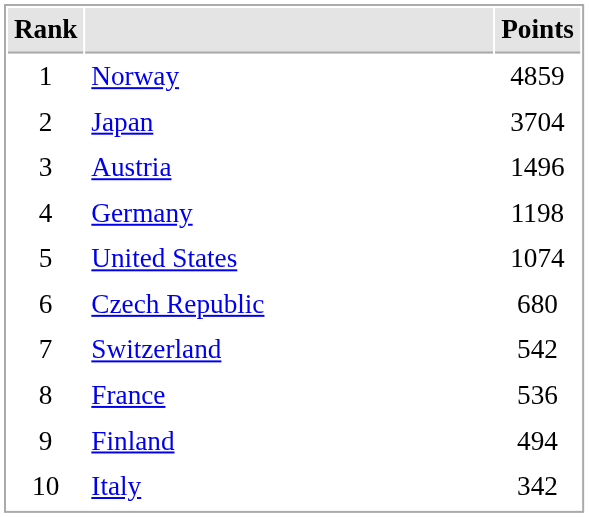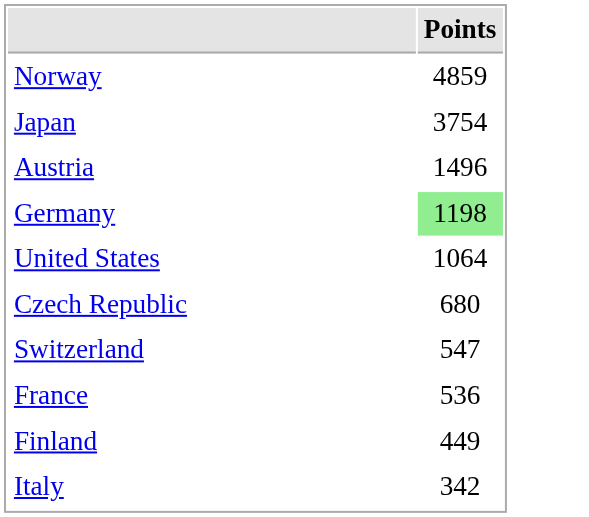- column: (46, 29)
(537, 122) 3704 -> (460, 122) 3754
(537, 213) no background -> (460, 213) lightgreen background
(537, 258) 1074 -> (460, 258) 1064
(537, 350) 542 -> (460, 350) 547
(537, 441) 494 -> (460, 441) 449
